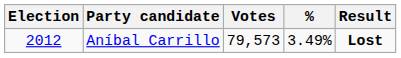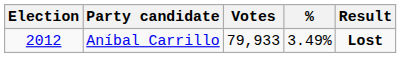(253, 41) 79,573 -> (253, 41) 79,933
